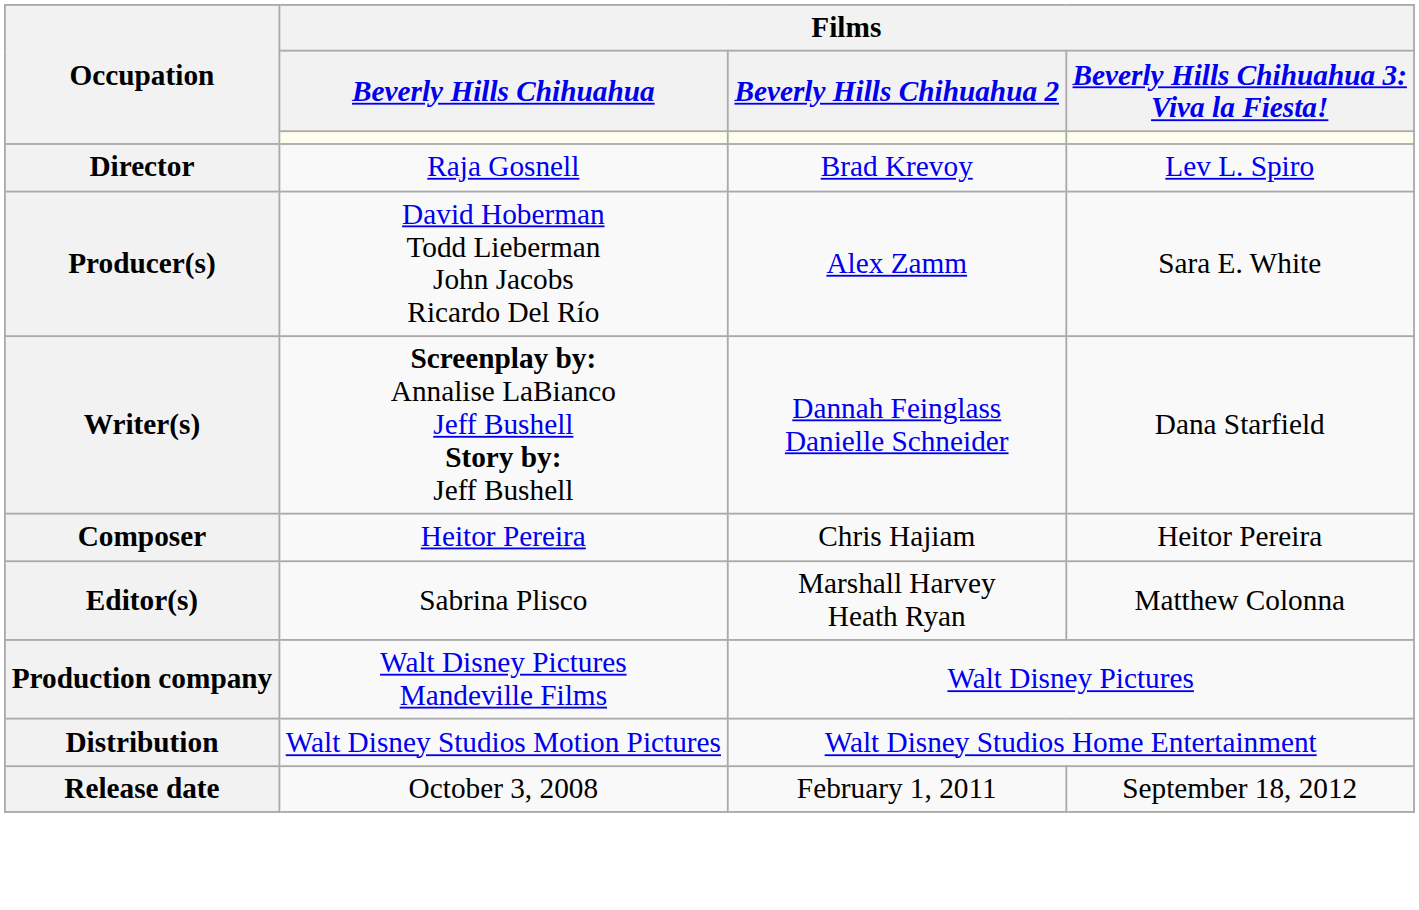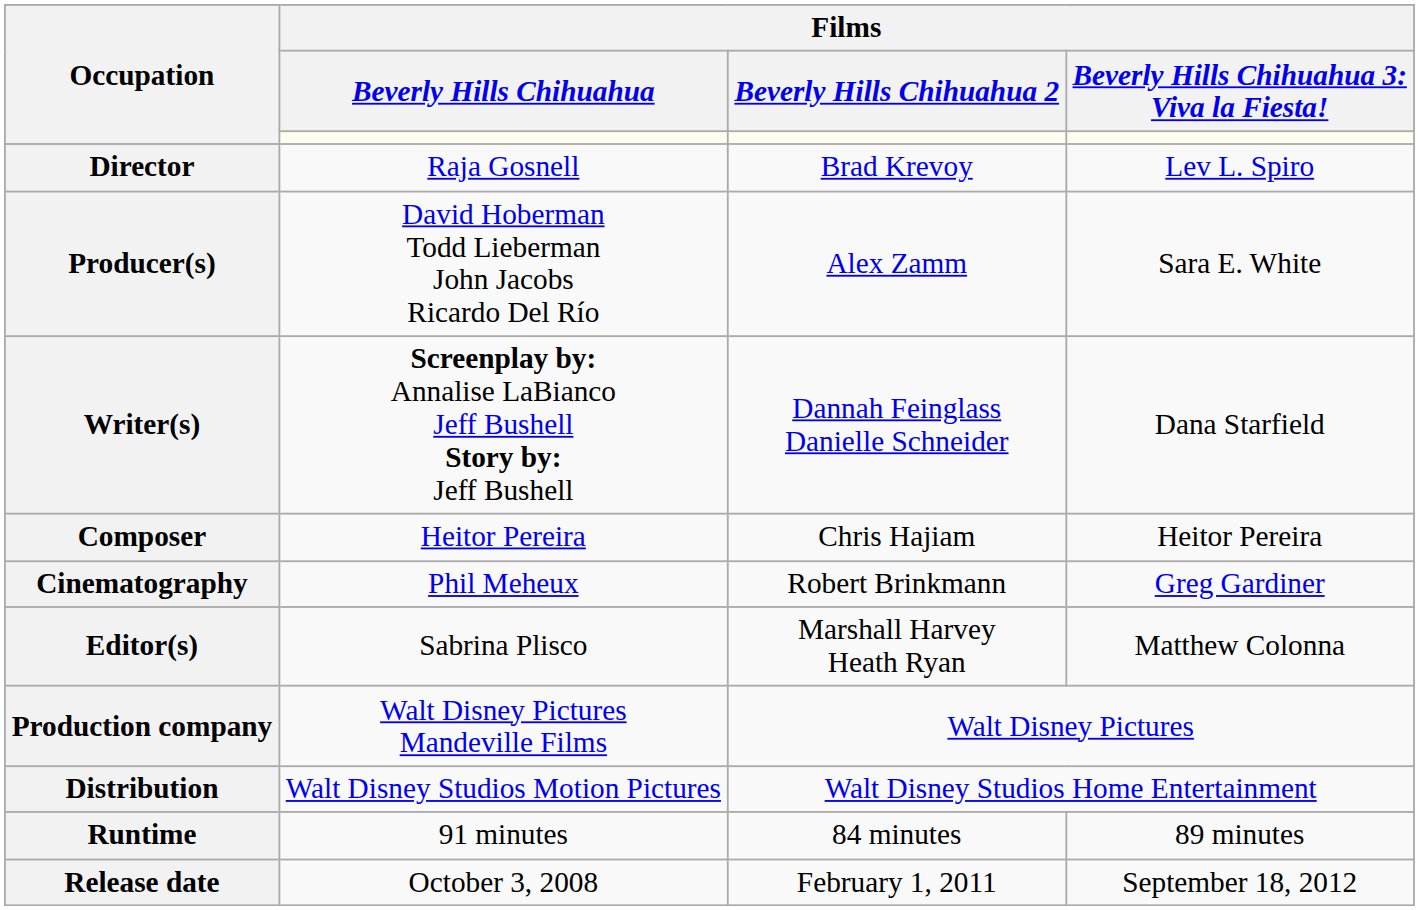+ row: (142, 583)
+ row: (142, 834)
